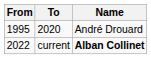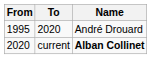(18, 45) 2022 -> (18, 45) 2020
